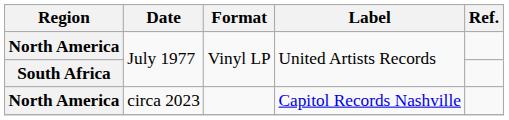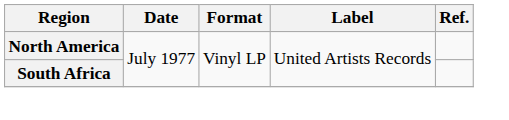- row: (64, 100)
